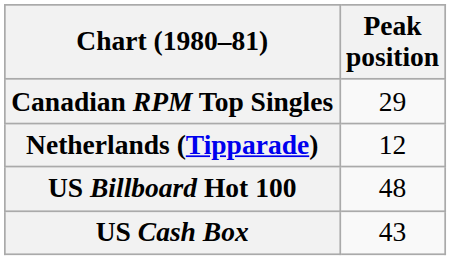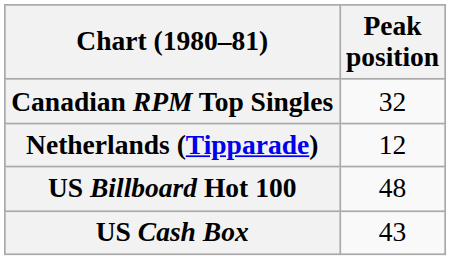(393, 100) 29 -> (393, 100) 32
